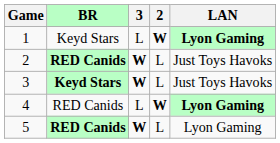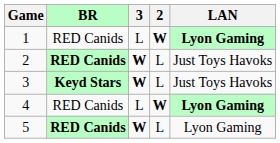(88, 37) Keyd Stars -> (88, 37) RED Canids
